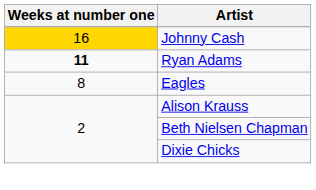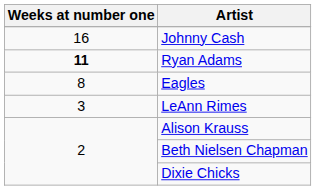(81, 38) gold background -> (81, 38) no background
+ row: (204, 106)
